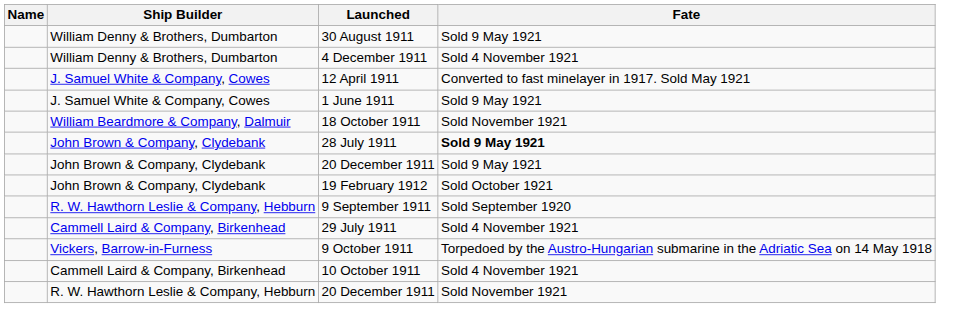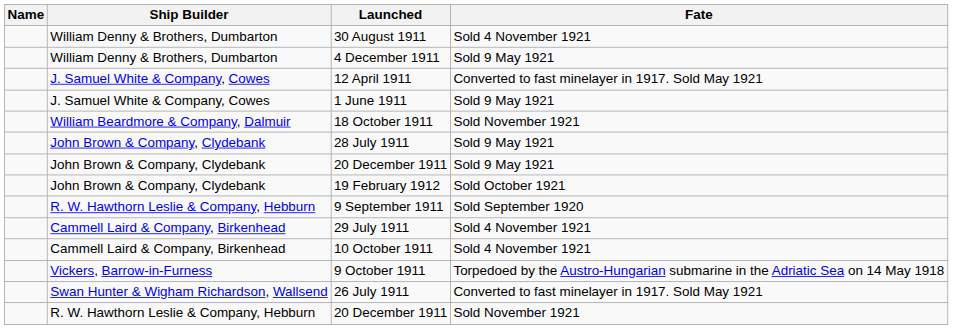(491, 36) Sold 9 May 1921 -> (522, 36) Sold 4 November 1921
(510, 57) Sold 4 November 1921 -> (504, 57) Sold 9 May 1921
(493, 143) bold -> (504, 143) normal
rows swapped: (168, 270) <-> (131, 249)
+ row: (189, 292)
